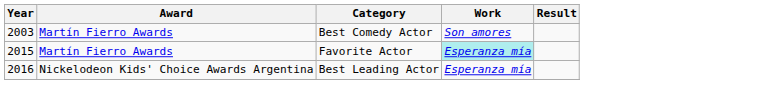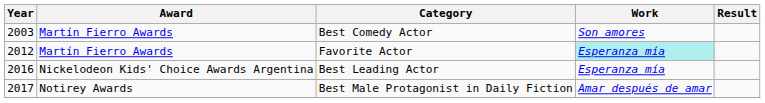(21, 51) 2015 -> (21, 51) 2012
+ row: (446, 88)
